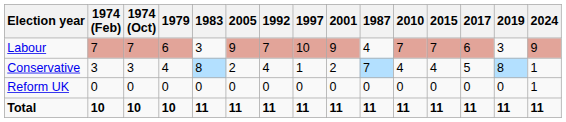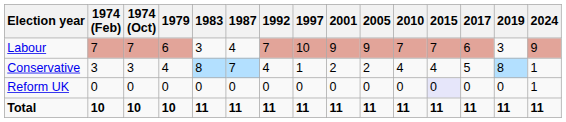columns swapped: (377, 21) <-> (243, 21)
(433, 87) no background -> (433, 87) lavender background
